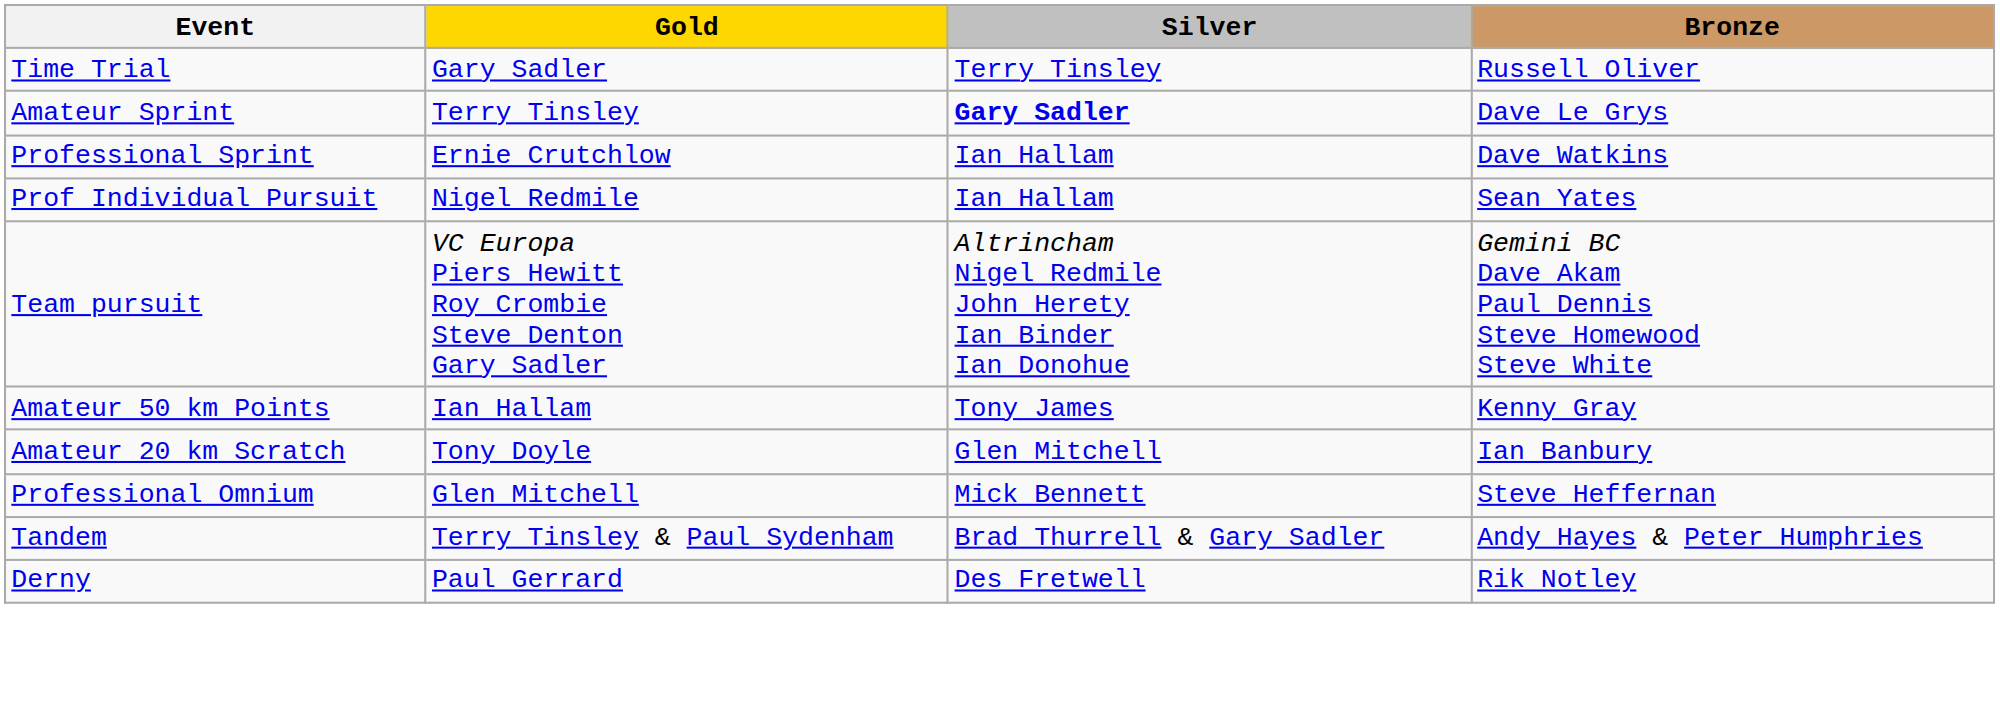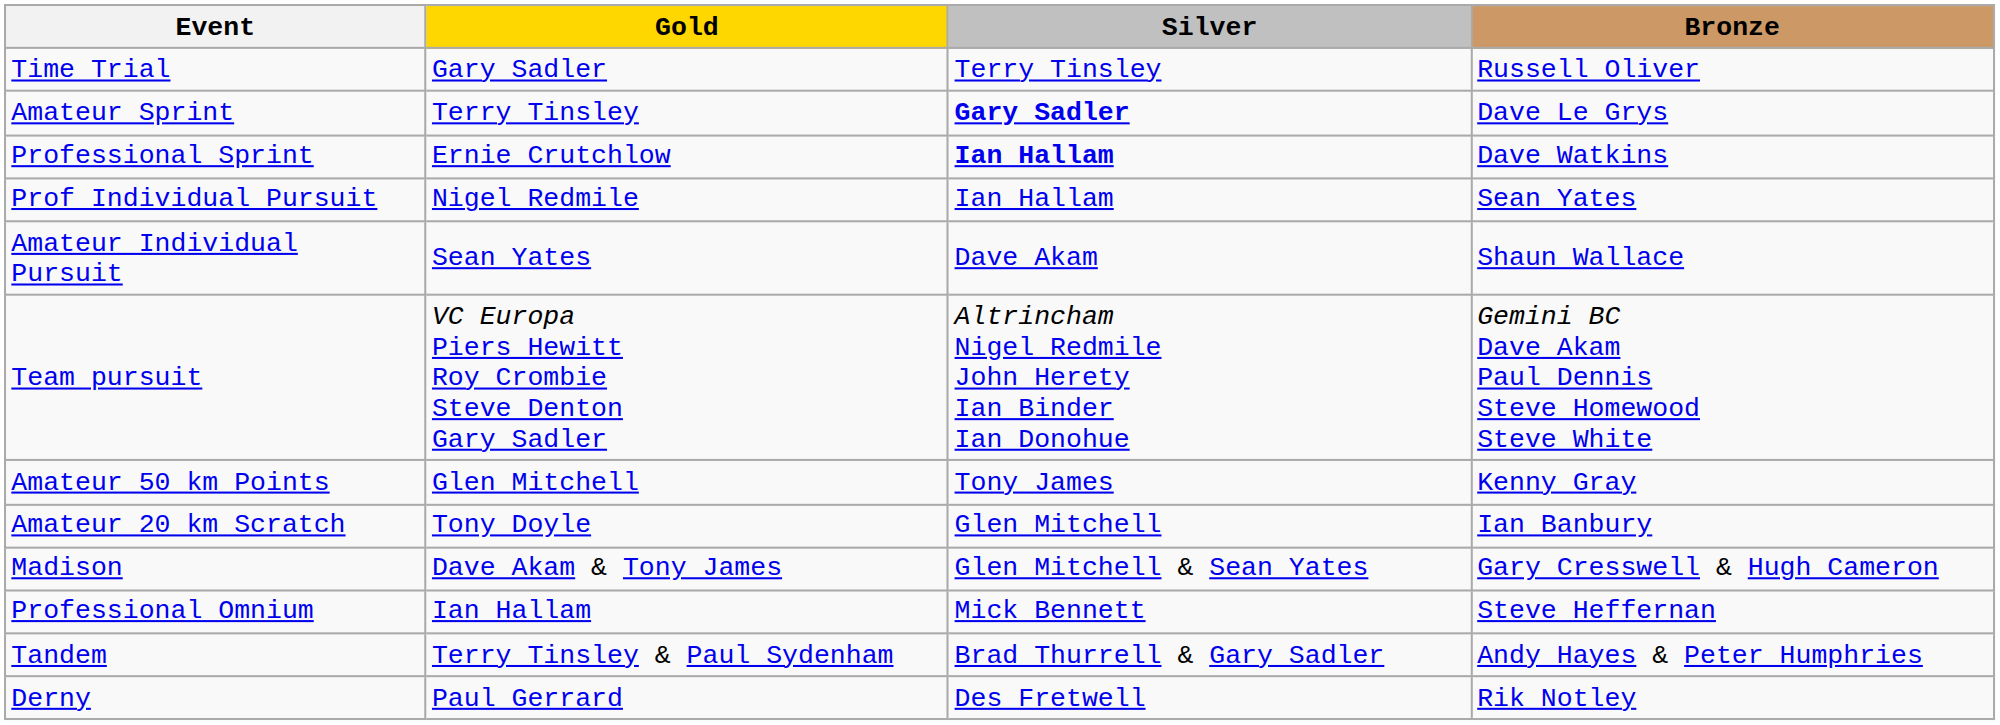(1034, 156) normal -> (1034, 156) bold
+ row: (155, 258)
(512, 408) Ian Hallam -> (535, 482) Glen Mitchell
+ row: (67, 569)
(535, 495) Glen Mitchell -> (512, 612) Ian Hallam
